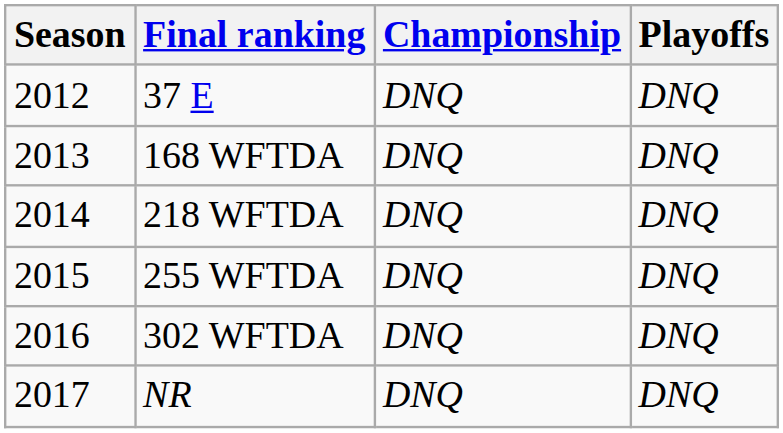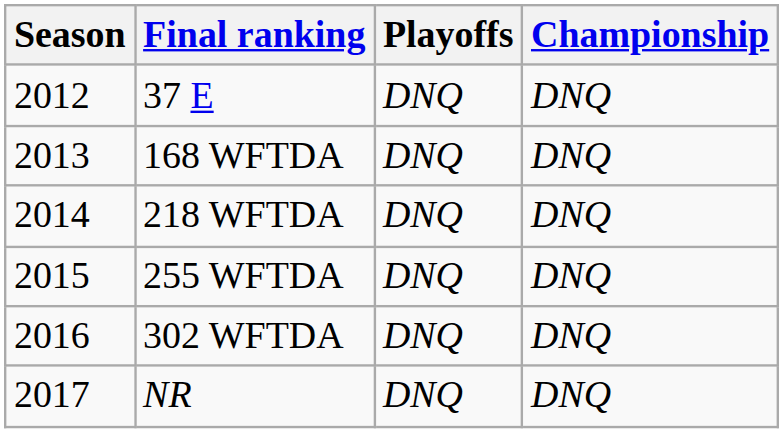columns swapped: (704, 34) <-> (502, 34)
